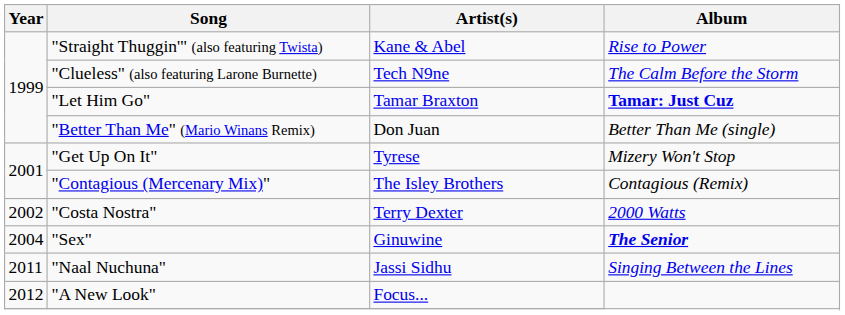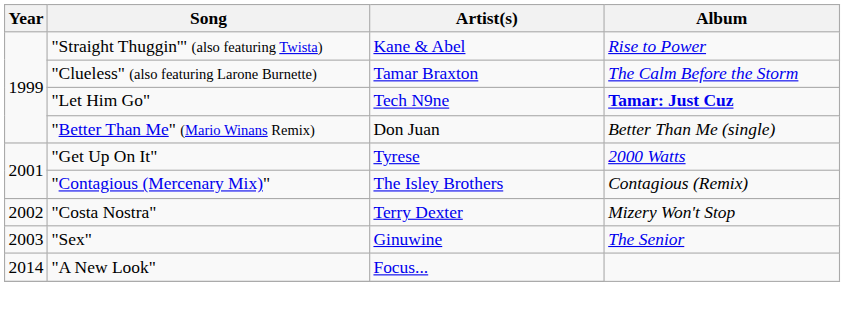(411, 73) Tech N9ne -> (426, 73) Tamar Braxton
(426, 101) Tamar Braxton -> (411, 101) Tech N9ne
(672, 156) Mizery Won't Stop -> (647, 156) 2000 Watts
(647, 211) 2000 Watts -> (672, 211) Mizery Won't Stop
(26, 239) 2004 -> (26, 239) 2003
(648, 239) bold -> (646, 239) normal
- row: (109, 267)
(26, 294) 2012 -> (26, 267) 2014
